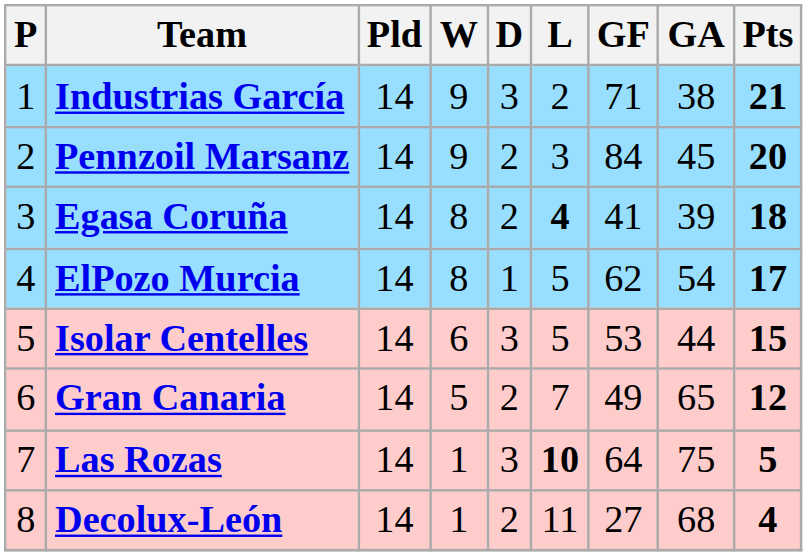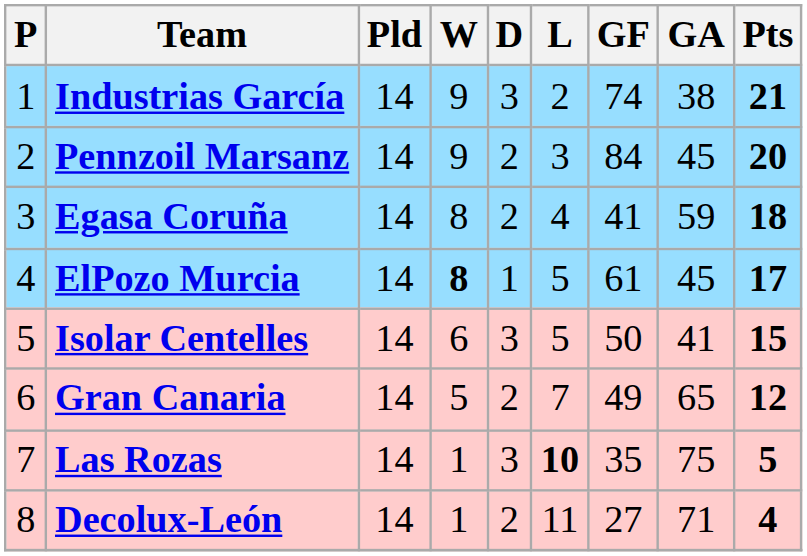(623, 95) 71 -> (623, 95) 74
(560, 216) bold -> (560, 216) normal
(696, 216) 39 -> (696, 216) 59
(459, 277) normal -> (459, 277) bold
(623, 277) 62 -> (623, 277) 61
(696, 277) 54 -> (696, 277) 45
(623, 338) 53 -> (623, 338) 50
(696, 338) 44 -> (696, 338) 41
(623, 459) 64 -> (623, 459) 35
(696, 519) 68 -> (696, 519) 71
